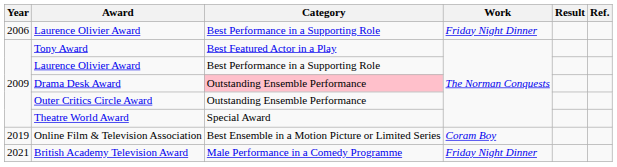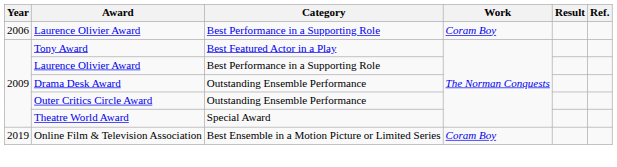(491, 30) Friday Night Dinner -> (471, 30) Coram Boy
(287, 83) pink background -> (287, 83) no background
- row: (18, 153)
